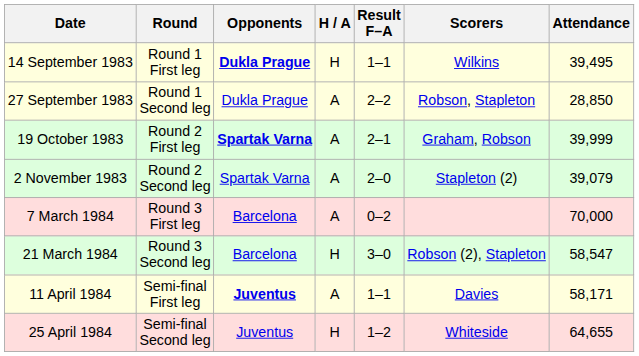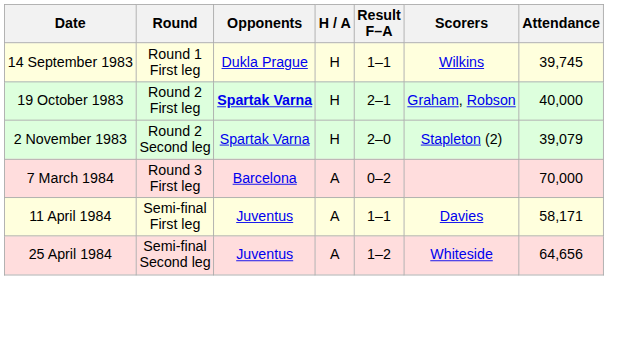(265, 62) bold -> (265, 62) normal
(591, 62) 39,495 -> (561, 62) 39,745
- row: (70, 101)
(335, 139) A -> (335, 101) H
(591, 139) 39,999 -> (561, 101) 40,000
(335, 178) A -> (335, 139) H
- row: (70, 255)
(265, 294) bold -> (265, 216) normal
(335, 332) H -> (335, 255) A
(591, 332) 64,655 -> (561, 255) 64,656
